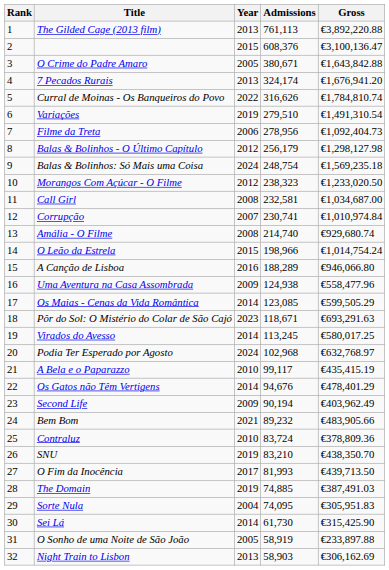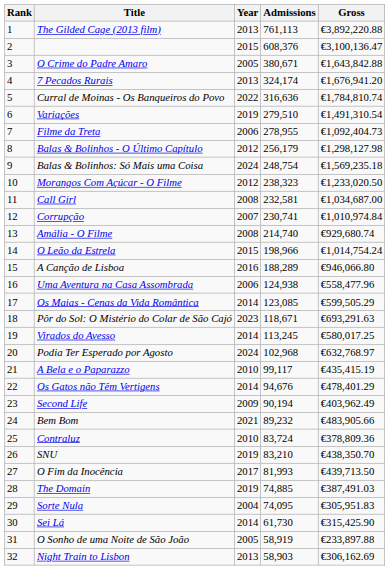(281, 98) 316,626 -> (281, 98) 316,636
(281, 132) 278,956 -> (281, 132) 278,955
(248, 285) 2009 -> (248, 285) 2006
